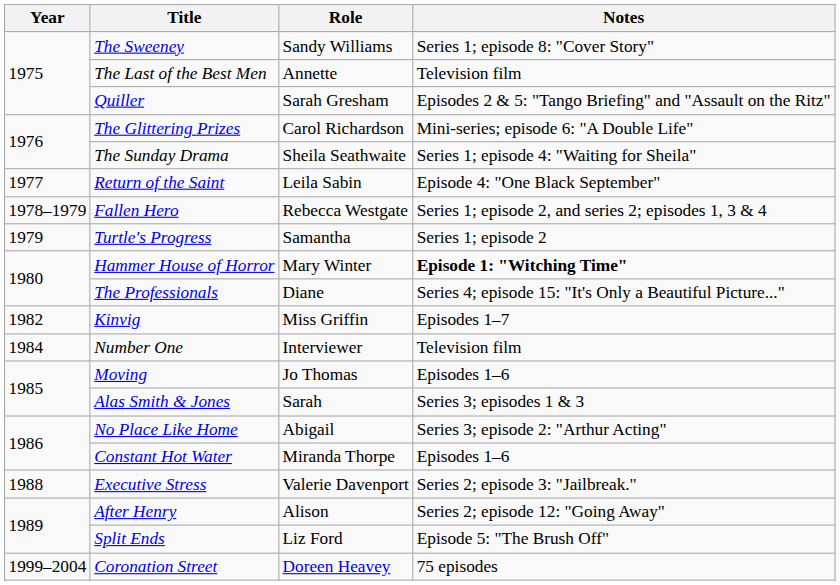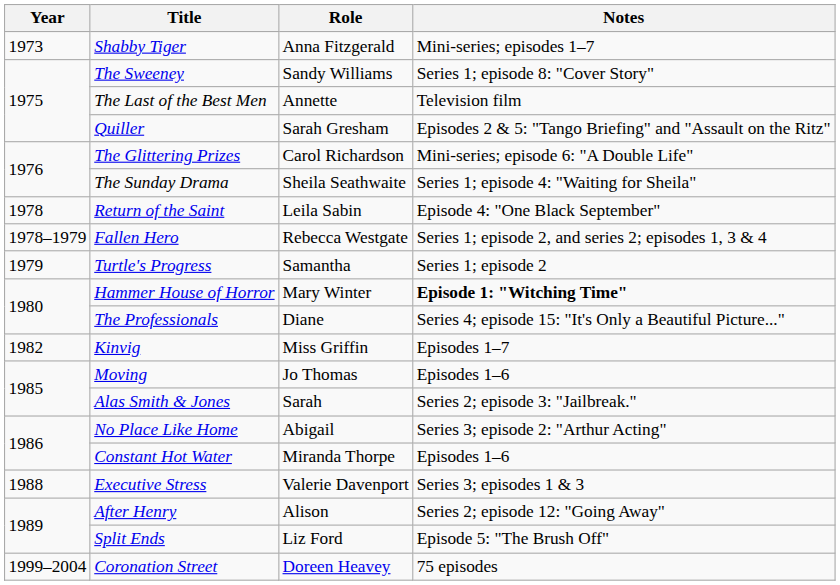+ row: (140, 45)
(26, 182) 1977 -> (26, 210) 1978
- row: (139, 347)
(500, 401) Series 3; episodes 1 & 3 -> (527, 401) Series 2; episode 3: "Jailbreak."
(527, 484) Series 2; episode 3: "Jailbreak." -> (500, 484) Series 3; episodes 1 & 3
